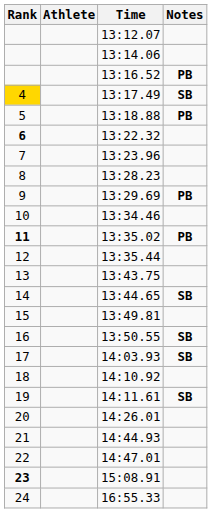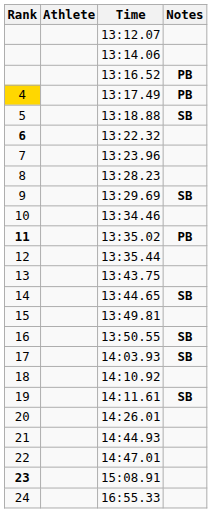(185, 95) SB -> (185, 95) PB
(185, 115) PB -> (185, 115) SB
(185, 196) PB -> (185, 196) SB
